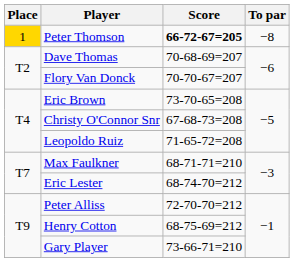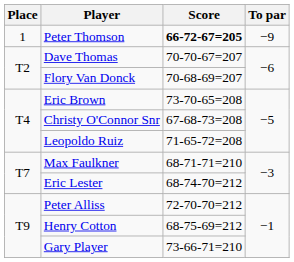(23, 36) gold background -> (23, 36) no background
(267, 36) −8 -> (267, 36) −9
(204, 57) 70-68-69=207 -> (204, 57) 70-70-67=207
(204, 78) 70-70-67=207 -> (204, 78) 70-68-69=207
